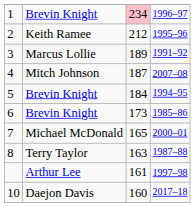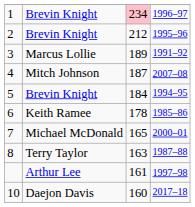(58, 34) Keith Ramee -> (61, 34) Brevin Knight
(61, 113) Brevin Knight -> (58, 113) Keith Ramee
(138, 113) 173 -> (138, 113) 178
